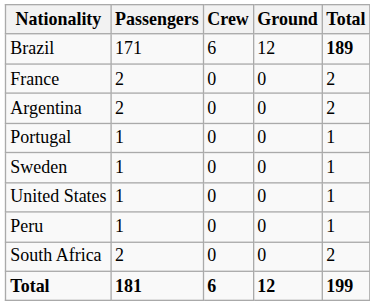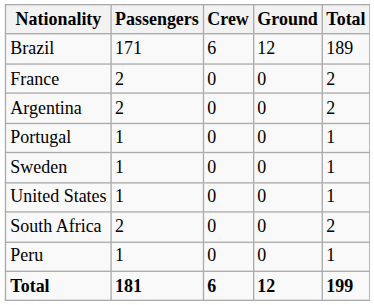(340, 48) bold -> (340, 48) normal
rows swapped: (56, 256) <-> (27, 226)
